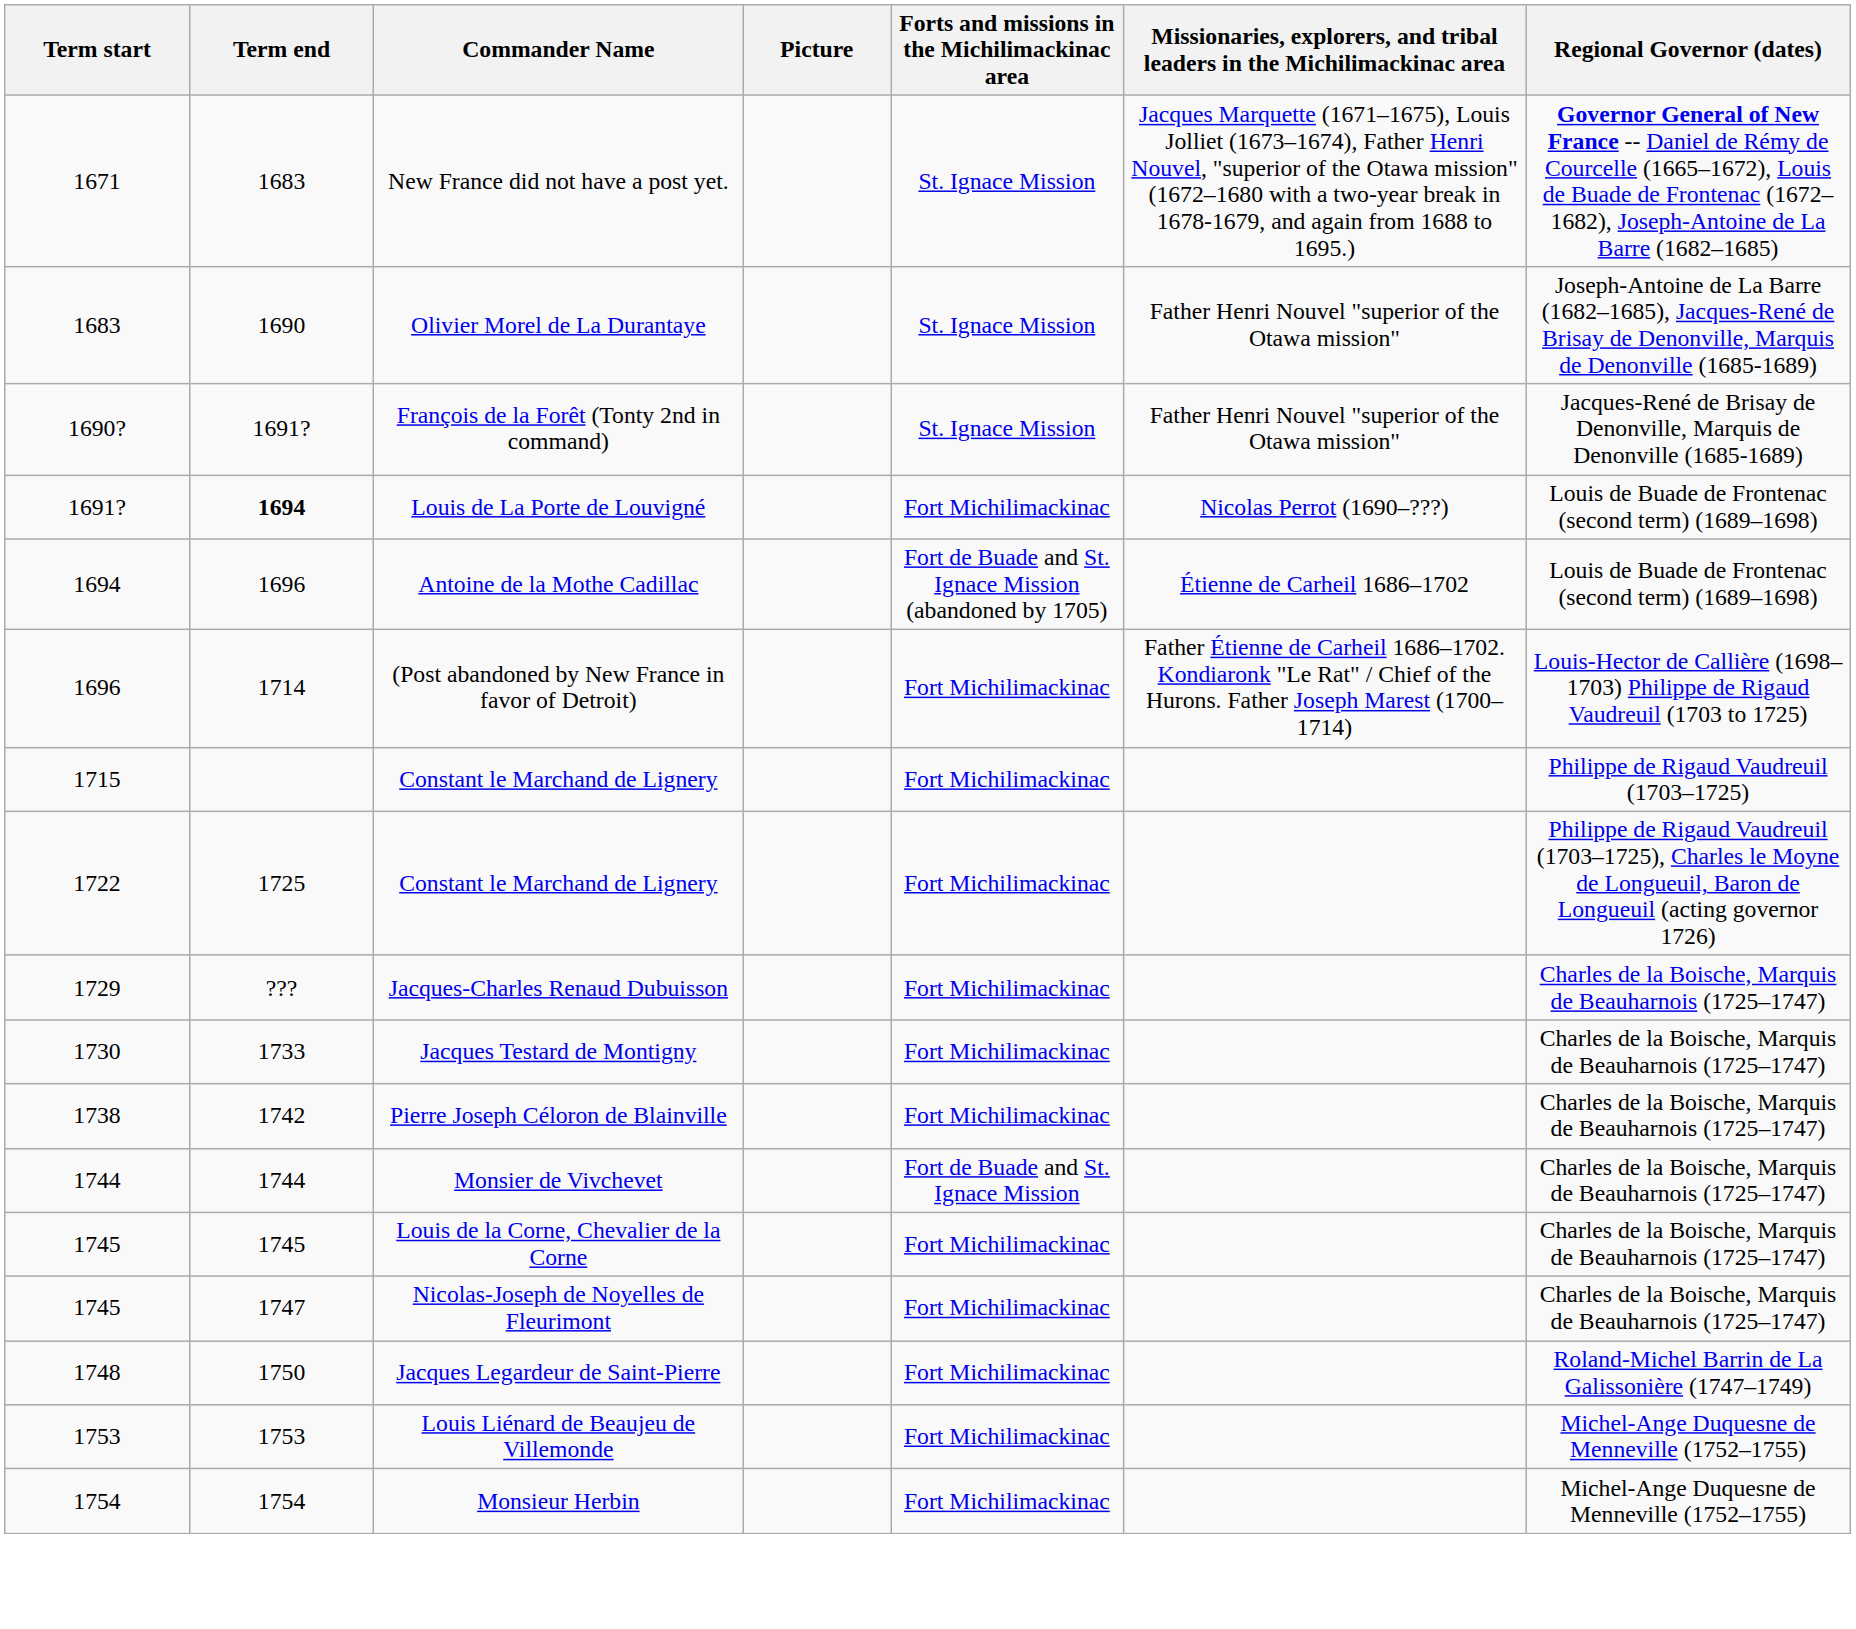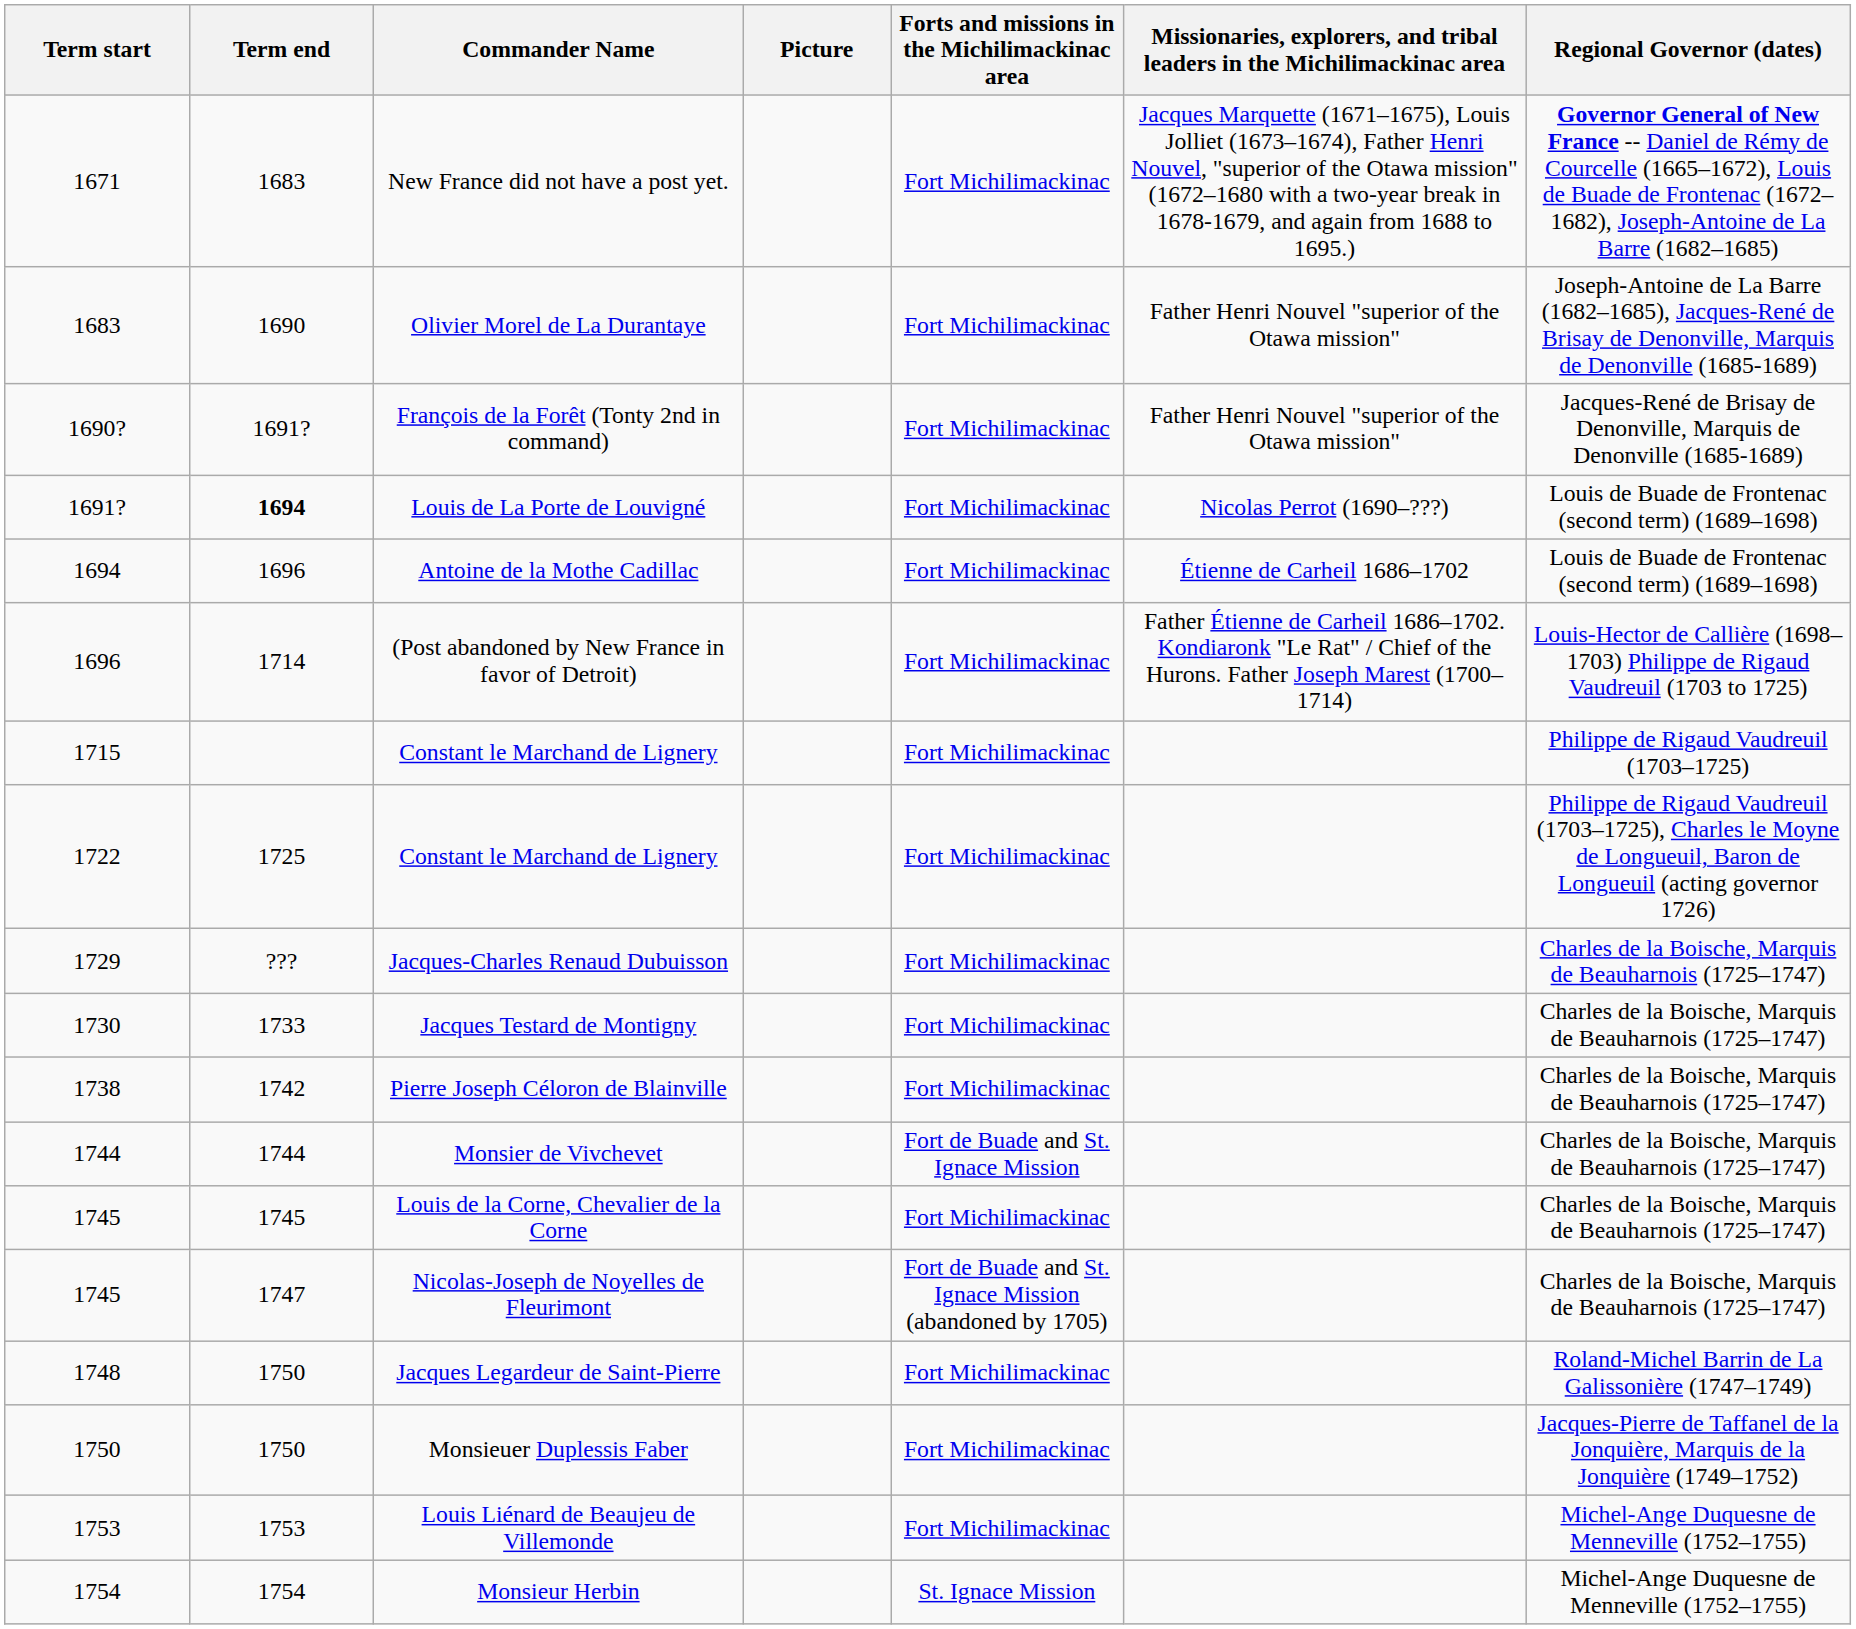(1007, 180) St. Ignace Mission -> (1007, 180) Fort Michilimackinac
(1007, 324) St. Ignace Mission -> (1007, 324) Fort Michilimackinac
(1007, 428) St. Ignace Mission -> (1007, 428) Fort Michilimackinac
(1007, 584) Fort de Buade and St. Ignace Mission (abandoned by 1705) -> (1007, 570) Fort Michilimackinac
(1007, 1308) Fort Michilimackinac -> (1007, 1294) Fort de Buade and St. Ignace Mission (abandoned by 1705)
+ row: (97, 1449)
(1007, 1500) Fort Michilimackinac -> (1007, 1591) St. Ignace Mission
